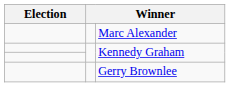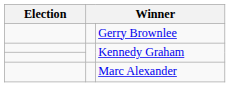rows swapped: (45, 33) <-> (45, 72)
